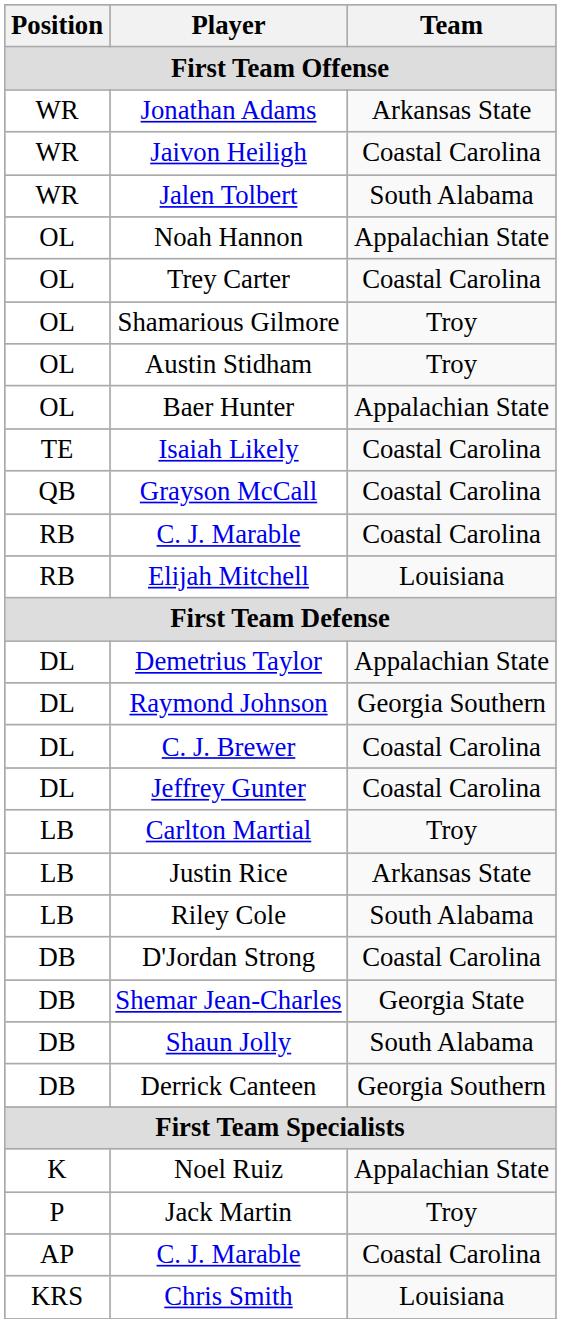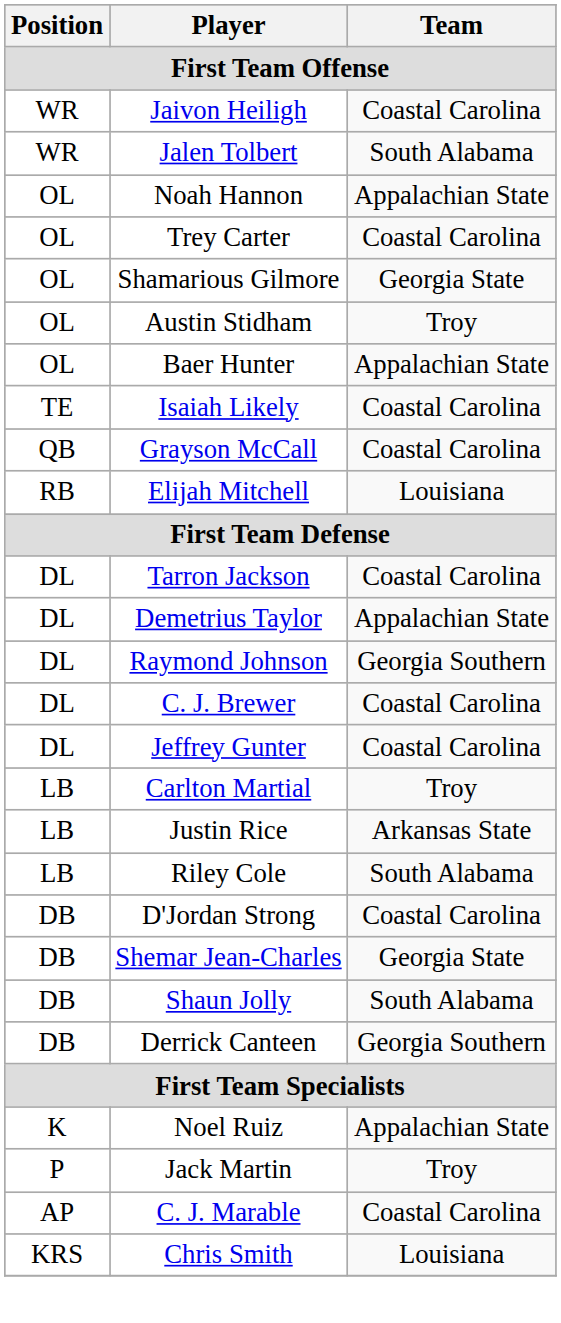- row: (57, 110)
(452, 322) Troy -> (452, 279) Georgia State
- row: (57, 534)
+ row: (57, 576)
